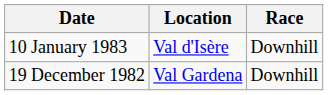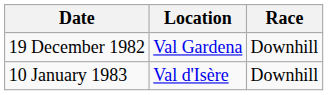rows swapped: (77, 75) <-> (68, 47)
